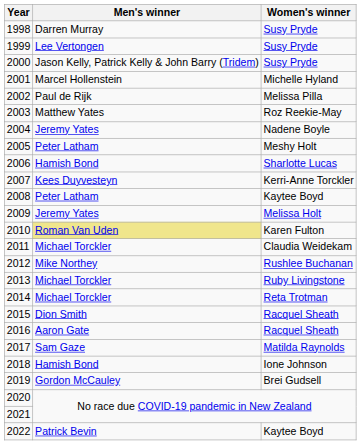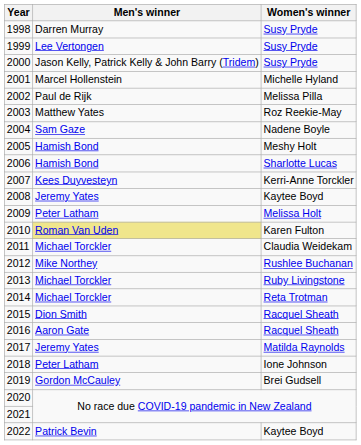(67, 130) Jeremy Yates -> (60, 130) Sam Gaze
(67, 146) Peter Latham -> (67, 146) Hamish Bond
(67, 197) Peter Latham -> (67, 197) Jeremy Yates
(67, 213) Jeremy Yates -> (67, 213) Peter Latham
(60, 347) Sam Gaze -> (67, 347) Jeremy Yates
(67, 364) Hamish Bond -> (67, 364) Peter Latham
